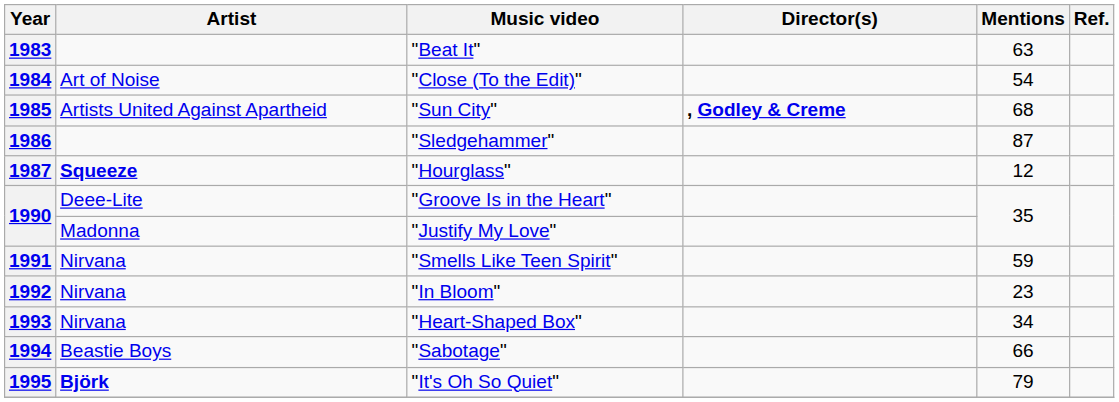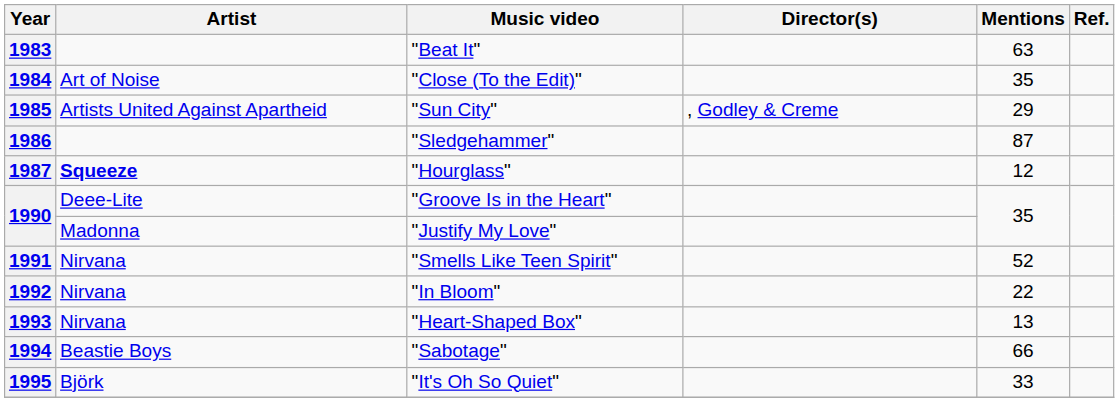(1023, 79) 54 -> (1023, 79) 35
(766, 110) bold -> (763, 110) normal
(1023, 110) 68 -> (1023, 110) 29
(1023, 261) 59 -> (1023, 261) 52
(1023, 291) 23 -> (1023, 291) 22
(1023, 321) 34 -> (1023, 321) 13
(84, 381) bold -> (82, 381) normal
(1023, 381) 79 -> (1023, 381) 33
